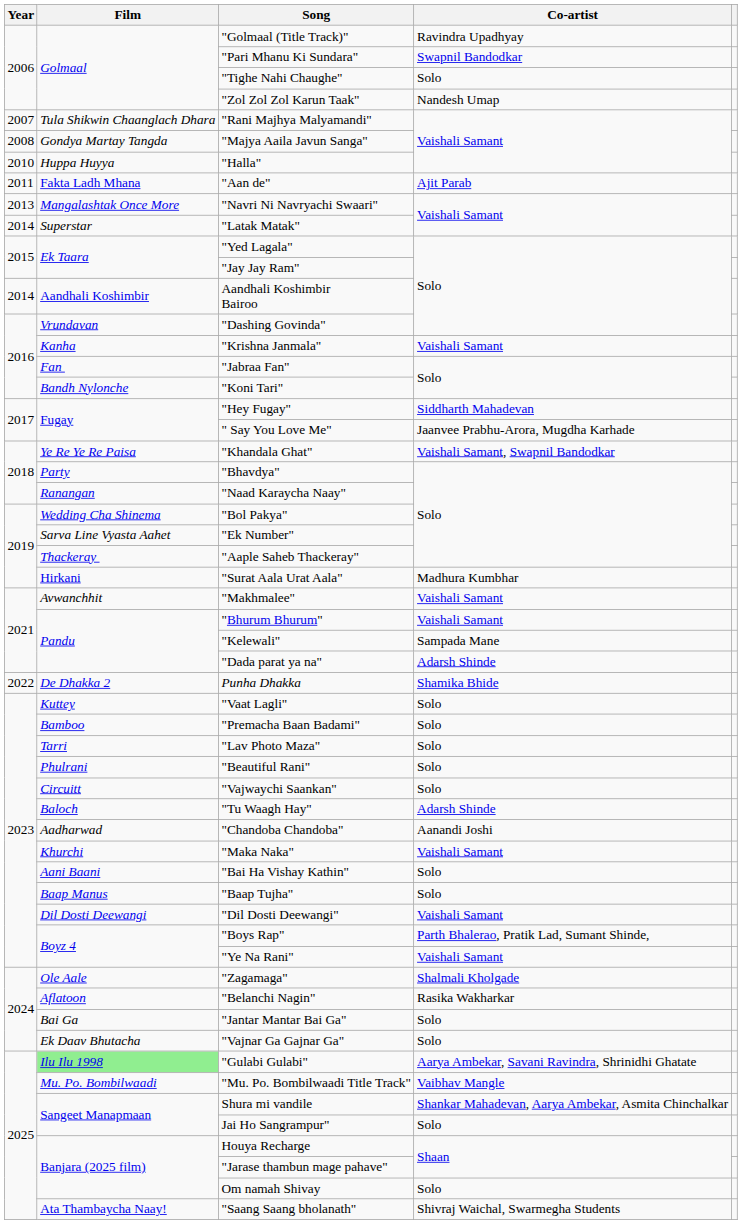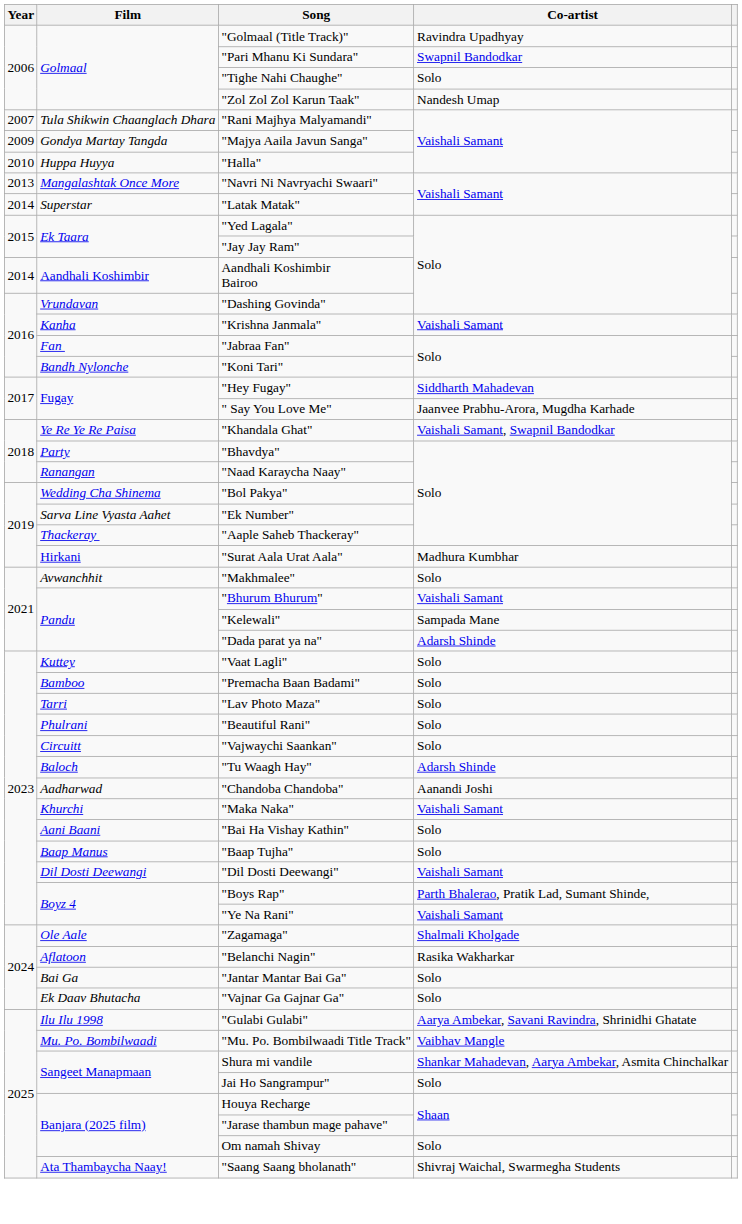(21, 141) 2008 -> (21, 141) 2009
- row: (246, 183)
(460, 598) Vaishali Samant -> (429, 577) Solo
- row: (261, 682)
(72, 1061) lightgreen background -> (72, 1019) no background
